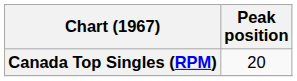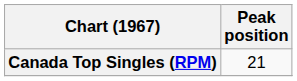(256, 62) 20 -> (256, 62) 21
